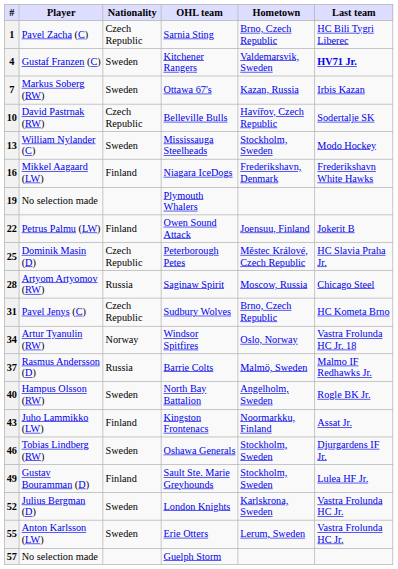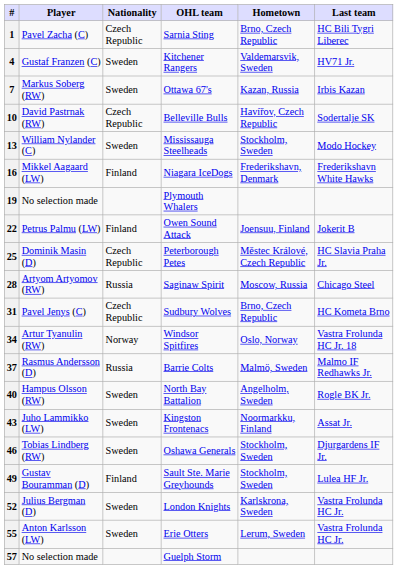(337, 62) bold -> (336, 62) normal
(121, 423) Finland -> (122, 423) Sweden
